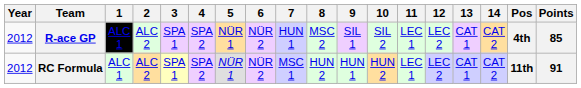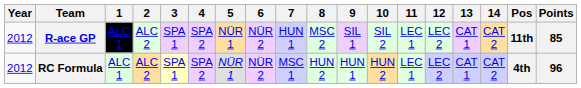(522, 37) 4th -> (522, 37) 11th
(522, 68) 11th -> (522, 68) 4th
(556, 68) 91 -> (556, 68) 96
